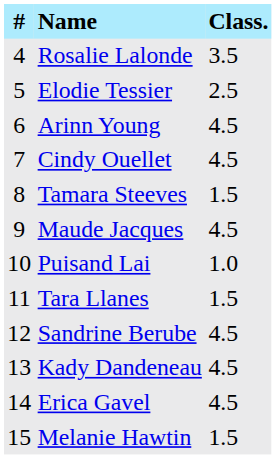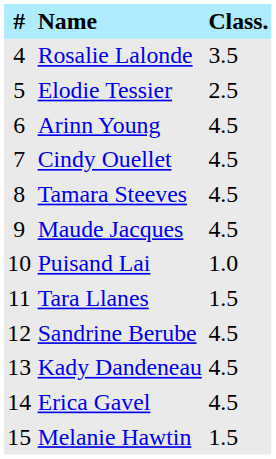(223, 194) 1.5 -> (223, 194) 4.5
